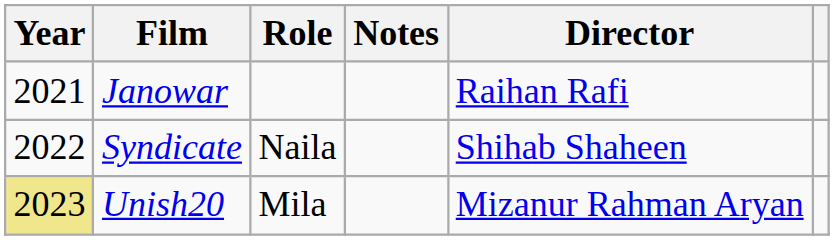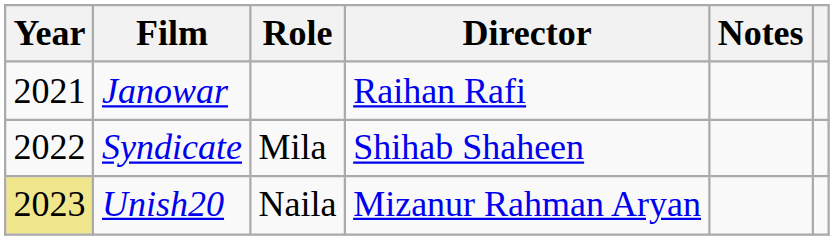columns swapped: (630, 33) <-> (396, 33)
(298, 147) Naila -> (293, 147) Mila
(293, 204) Mila -> (298, 204) Naila
